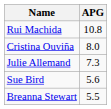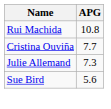(93, 46) 8.0 -> (90, 46) 7.7
- row: (42, 96)
